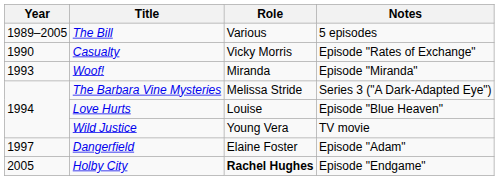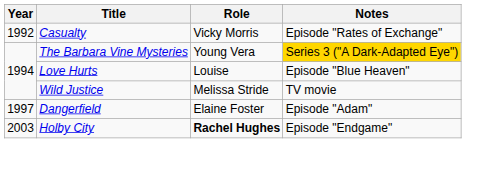- row: (93, 33)
(20, 52) 1990 -> (20, 33) 1992
- row: (88, 71)
(264, 90) Melissa Stride -> (224, 52) Young Vera
(405, 90) no background -> (372, 52) gold background
(258, 128) Young Vera -> (231, 90) Melissa Stride
(20, 166) 2005 -> (20, 128) 2003
